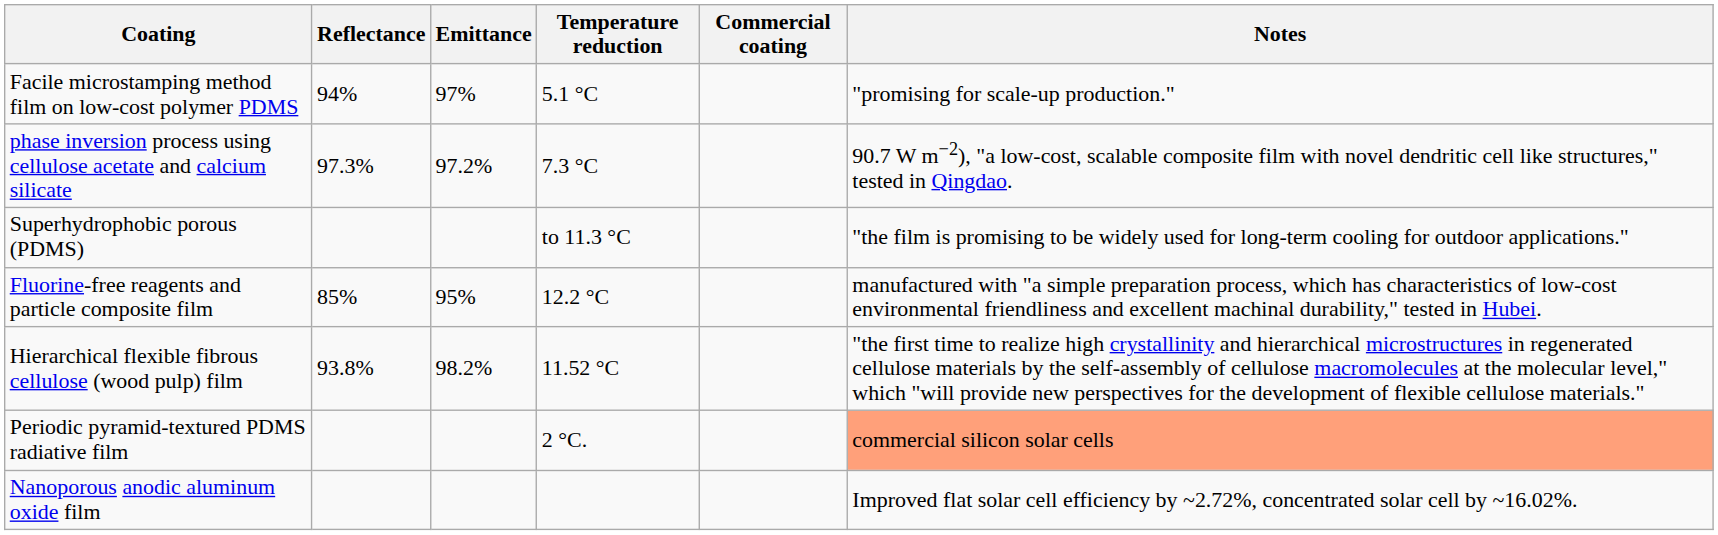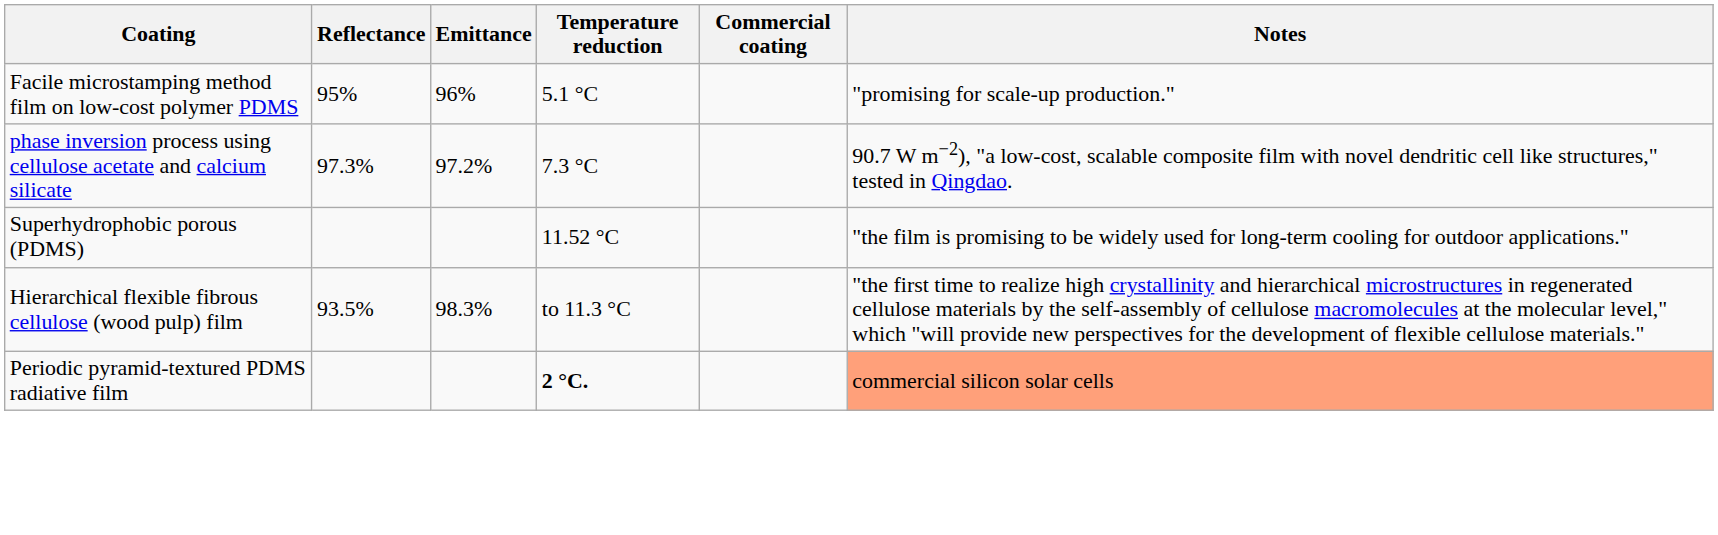(337, 93) 94% -> (337, 93) 95%
(456, 93) 97% -> (456, 93) 96%
(586, 237) to 11.3 °C -> (581, 237) 11.52 °C
- row: (125, 296)
(345, 368) 93.8% -> (345, 308) 93.5%
(464, 368) 98.2% -> (464, 308) 98.3%
(581, 368) 11.52 °C -> (586, 308) to 11.3 °C
(564, 440) normal -> (565, 380) bold
- row: (142, 499)
